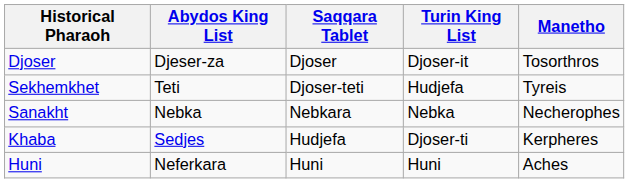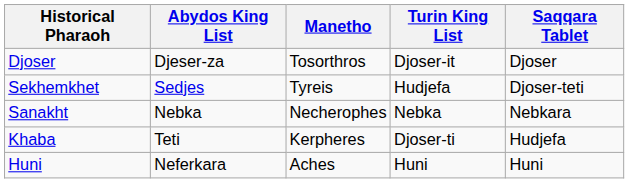columns swapped: (345, 26) <-> (571, 26)
(167, 87) Teti -> (179, 87) Sedjes
(179, 139) Sedjes -> (167, 139) Teti
